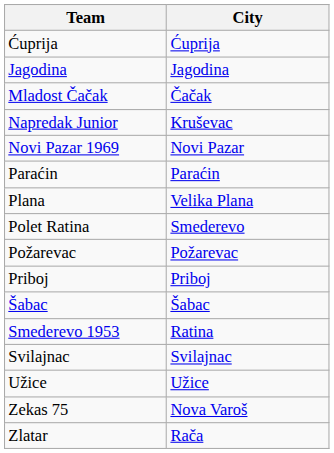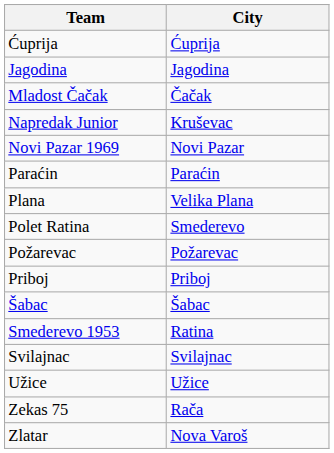(209, 409) Nova Varoš -> (187, 409) Rača
(187, 435) Rača -> (209, 435) Nova Varoš
